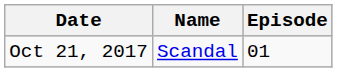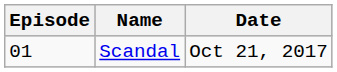columns swapped: (287, 20) <-> (79, 20)
